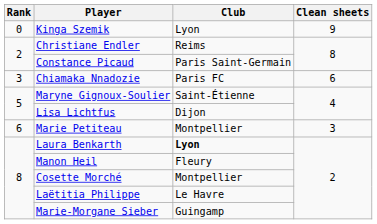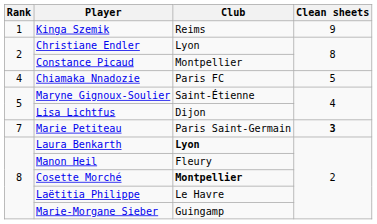(19, 29) 0 -> (19, 29) 1
(187, 29) Lyon -> (190, 29) Reims
(190, 46) Reims -> (187, 46) Lyon
(233, 62) Paris Saint-Germain -> (209, 62) Montpellier
(19, 79) 3 -> (19, 79) 4
(333, 79) 6 -> (333, 79) 5
(19, 128) 6 -> (19, 128) 7
(209, 128) Montpellier -> (233, 128) Paris Saint-Germain
(333, 128) normal -> (333, 128) bold
(209, 178) normal -> (209, 178) bold
